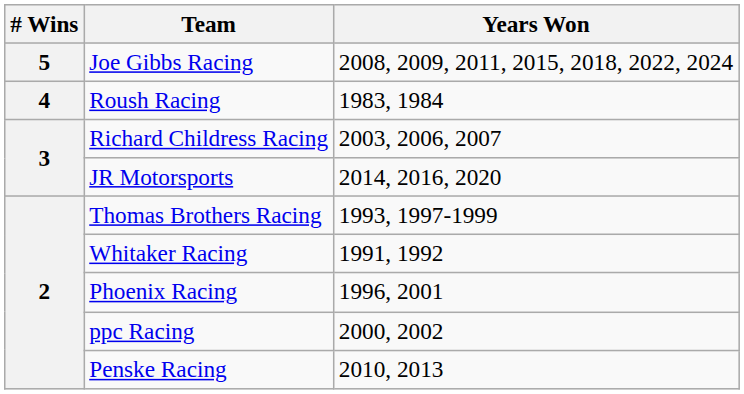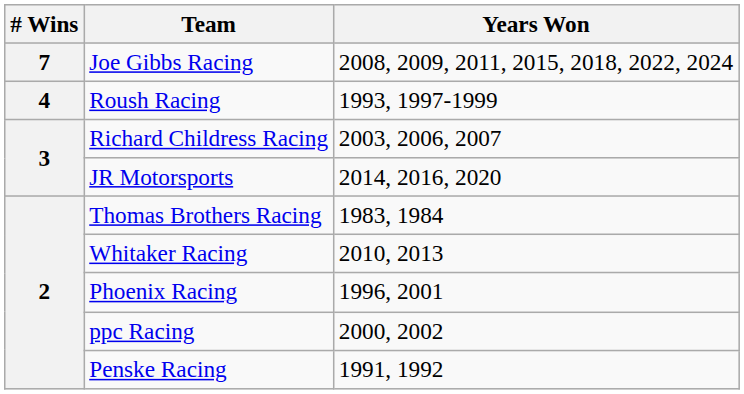(44, 62) 5 -> (44, 62) 7
(391, 100) 1983, 1984 -> (418, 100) 1993, 1997-1999
(418, 215) 1993, 1997-1999 -> (391, 215) 1983, 1984
(391, 253) 1991, 1992 -> (391, 253) 2010, 2013
(391, 368) 2010, 2013 -> (391, 368) 1991, 1992
